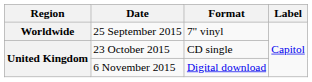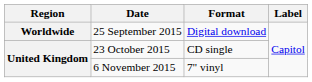(205, 31) 7" vinyl -> (227, 31) Digital download
(227, 67) Digital download -> (205, 67) 7" vinyl
